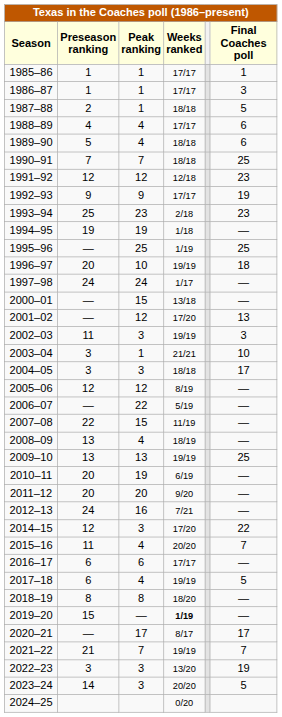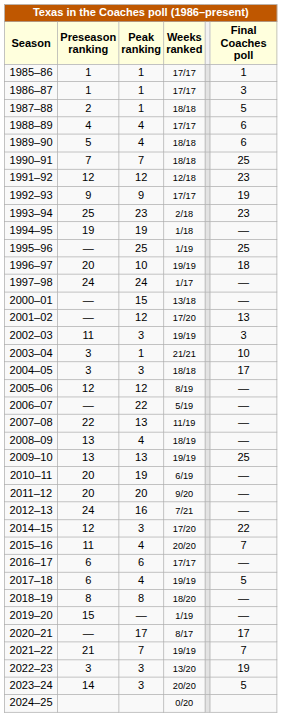(141, 423) 15 -> (141, 423) 13
(184, 615) bold -> (184, 616) normal
